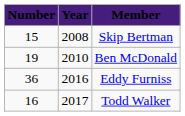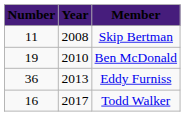(31, 36) 15 -> (31, 36) 11
(75, 79) 2016 -> (75, 79) 2013
